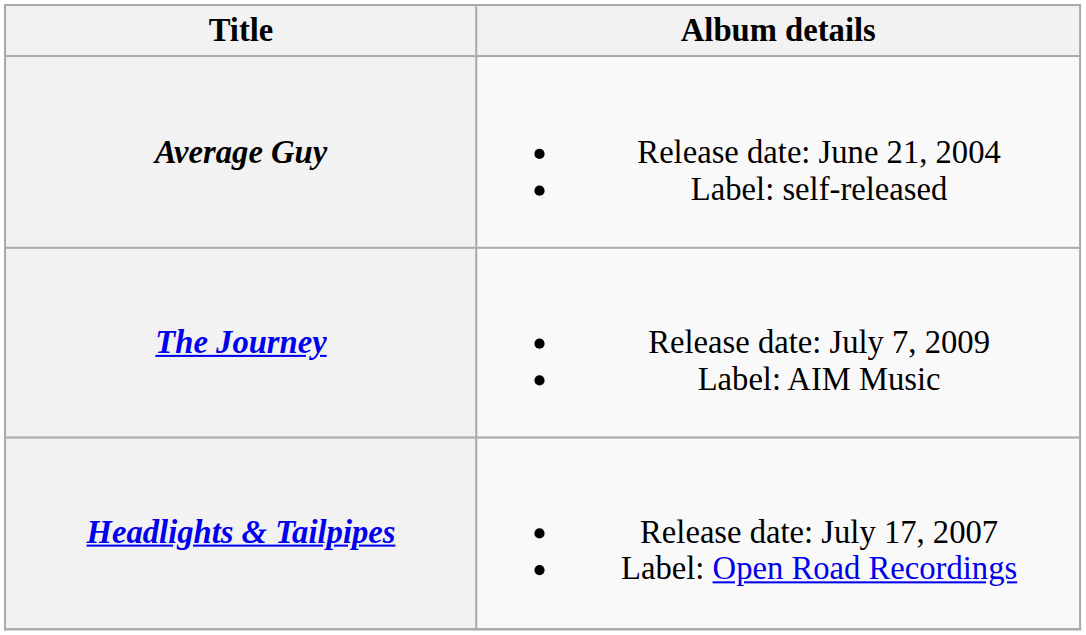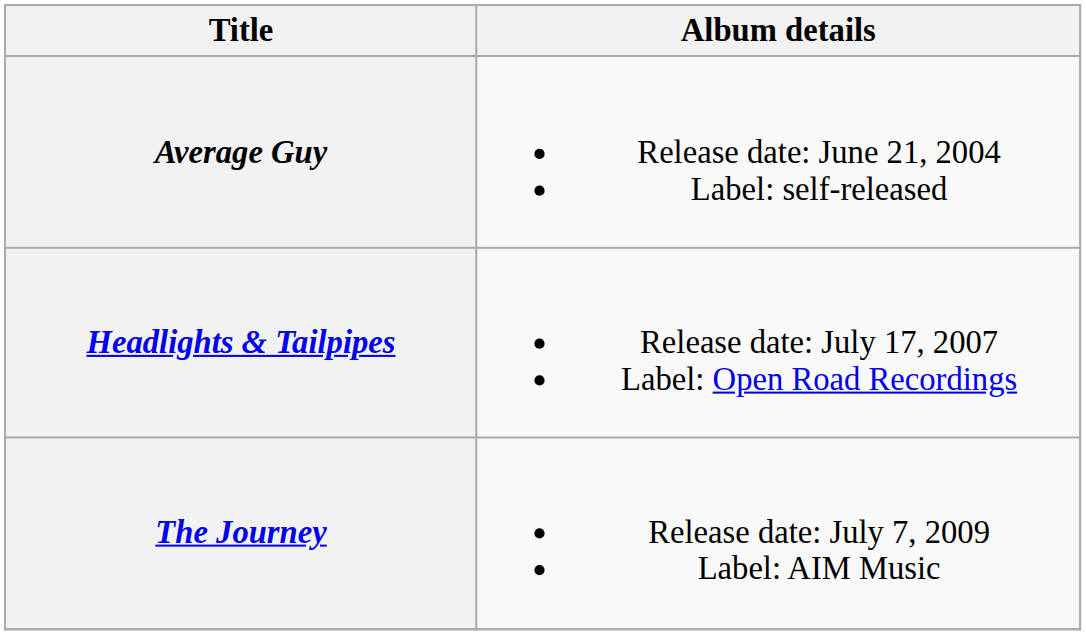rows swapped: (241, 532) <-> (241, 341)
